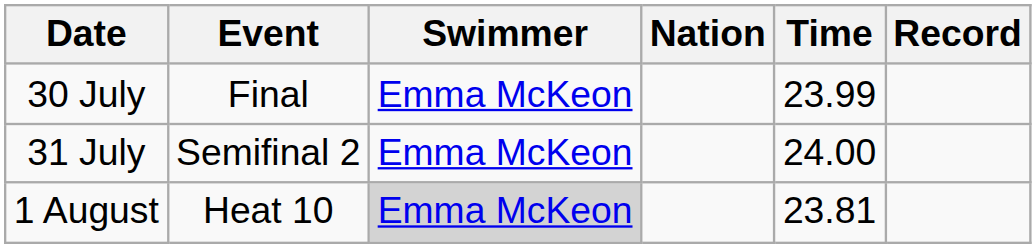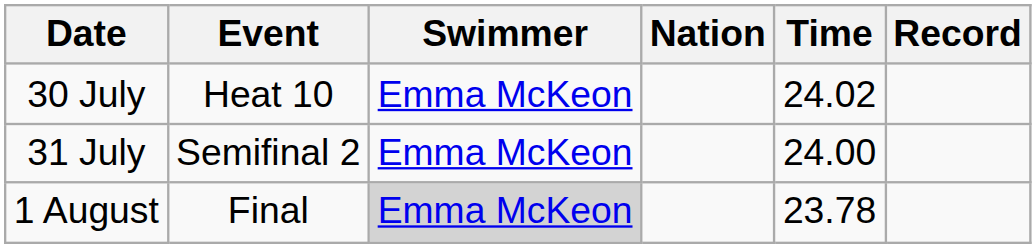(268, 93) Final -> (268, 93) Heat 10
(830, 93) 23.99 -> (830, 93) 24.02
(268, 211) Heat 10 -> (268, 211) Final
(830, 211) 23.81 -> (830, 211) 23.78
